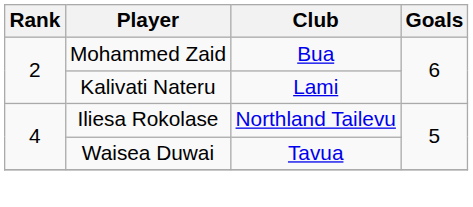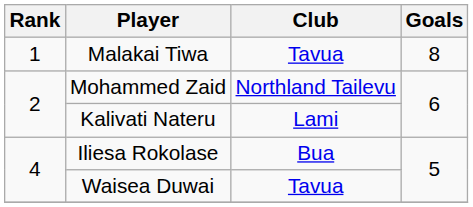+ row: (148, 53)
(316, 53) Bua -> (316, 86) Northland Tailevu
(316, 119) Northland Tailevu -> (316, 152) Bua
